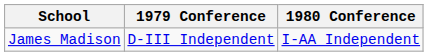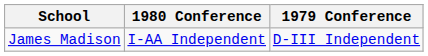columns swapped: (201, 16) <-> (351, 16)
